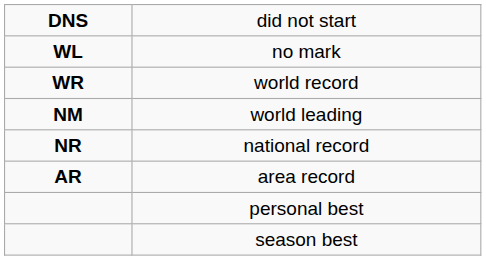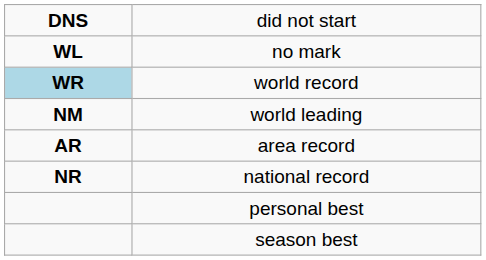(68, 82) no background -> (68, 82) lightblue background
rows swapped: (306, 176) <-> (306, 145)
